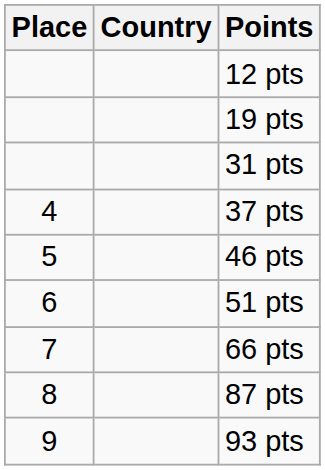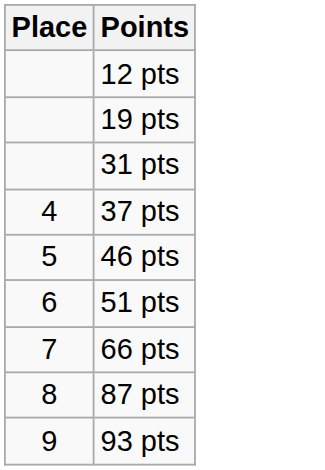- column: (156, 27)
